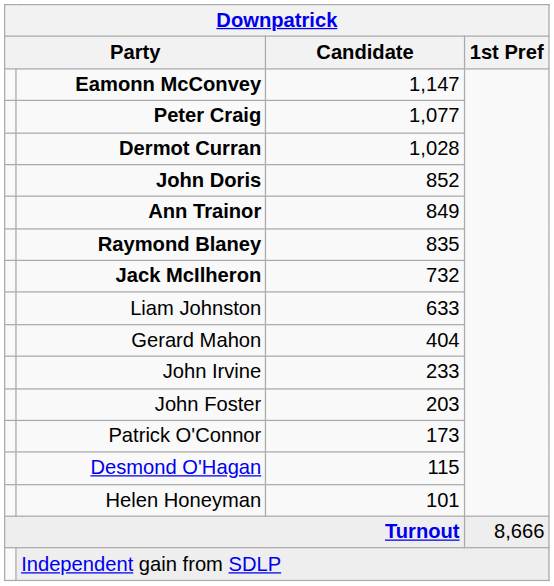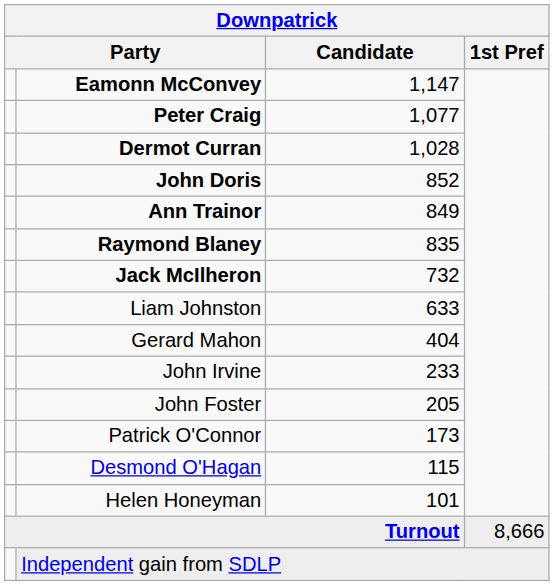(443, 404) 203 -> (443, 404) 205
